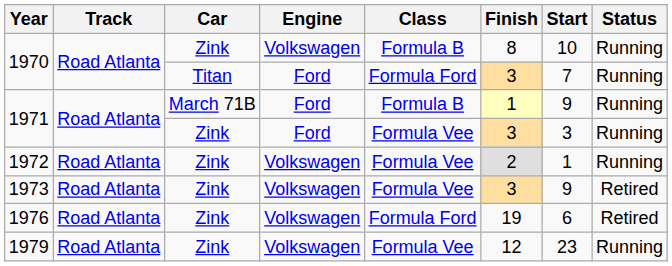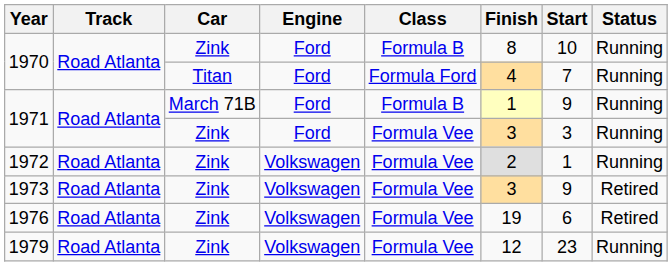(312, 48) Volkswagen -> (312, 48) Ford
(512, 76) 3 -> (512, 76) 4
(423, 218) Formula Ford -> (423, 218) Formula Vee
